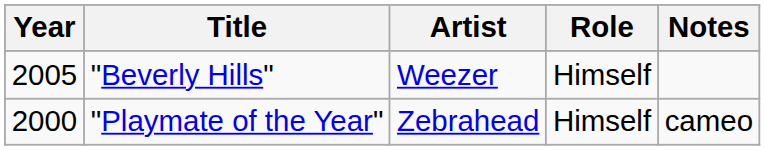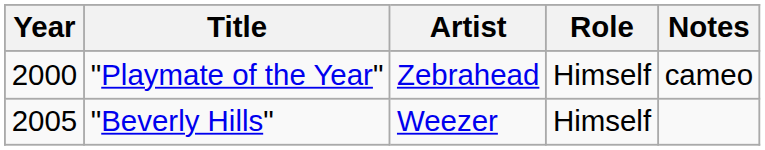rows swapped: (237, 121) <-> (182, 74)
